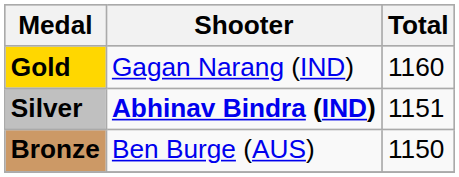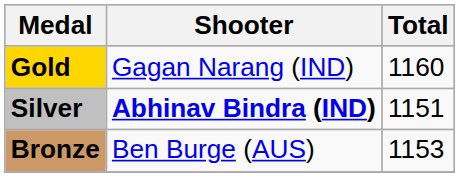(416, 150) 1150 -> (416, 150) 1153
